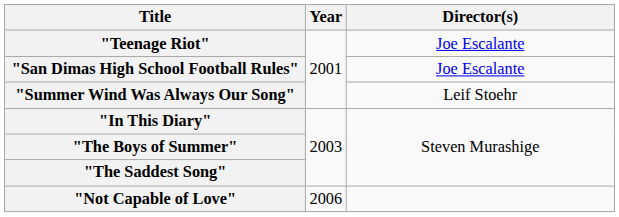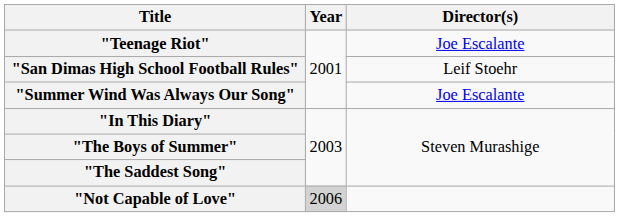(480, 69) Joe Escalante -> (480, 69) Leif Stoehr
(480, 95) Leif Stoehr -> (480, 95) Joe Escalante
(326, 198) no background -> (326, 198) lightgrey background
